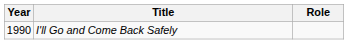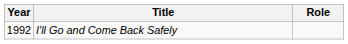(19, 30) 1990 -> (19, 30) 1992
